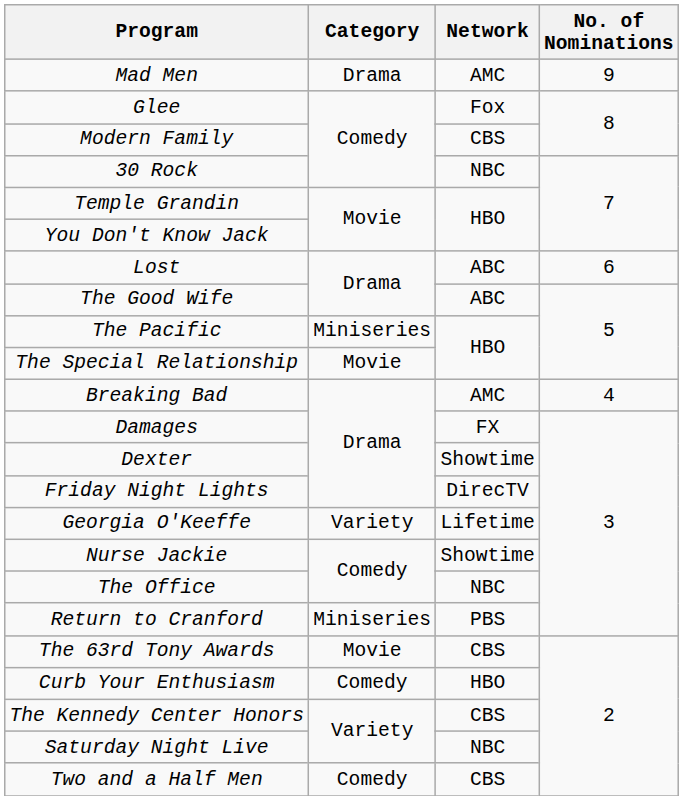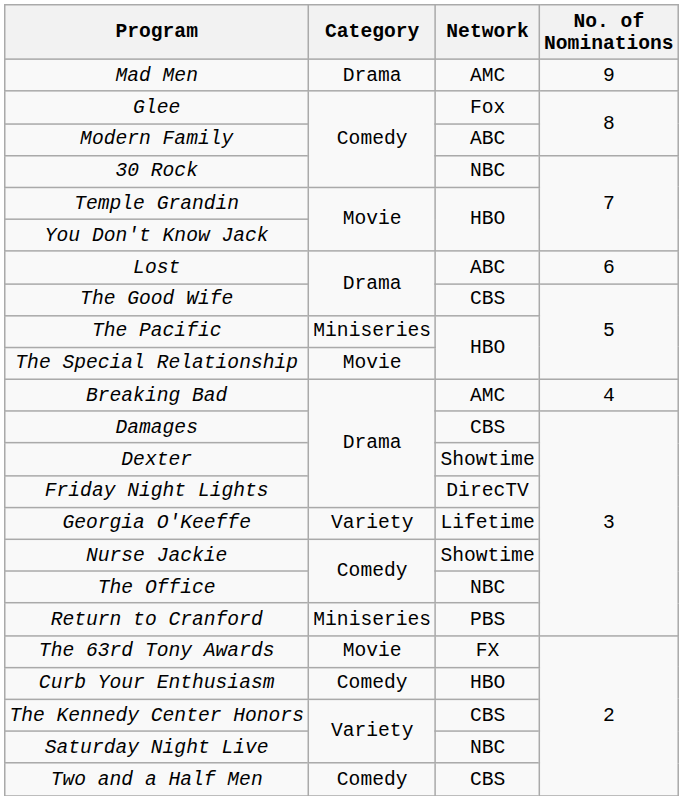(488, 139) CBS -> (488, 139) ABC
(488, 299) ABC -> (488, 299) CBS
(488, 427) FX -> (488, 427) CBS
(488, 651) CBS -> (488, 651) FX
